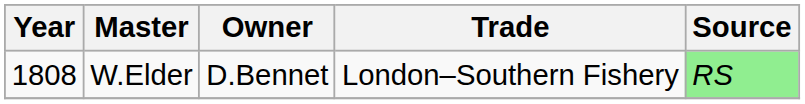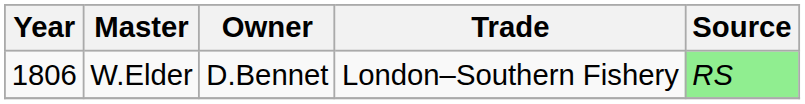(44, 74) 1808 -> (44, 74) 1806
